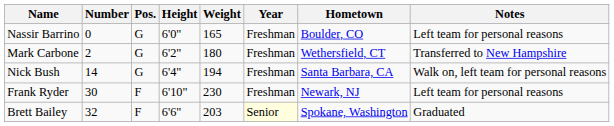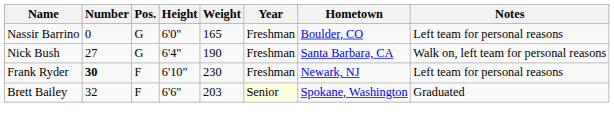- row: (43, 53)
(91, 72) 14 -> (91, 53) 27
(212, 72) 194 -> (212, 53) 190
(91, 92) normal -> (91, 72) bold
